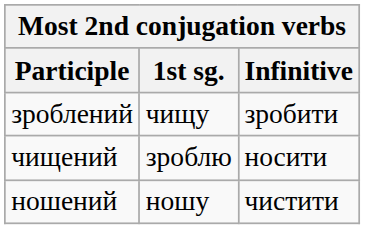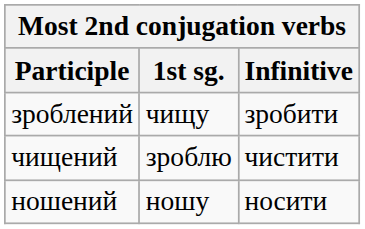(286, 157) носити -> (292, 157) чистити
(292, 200) чистити -> (286, 200) носити
